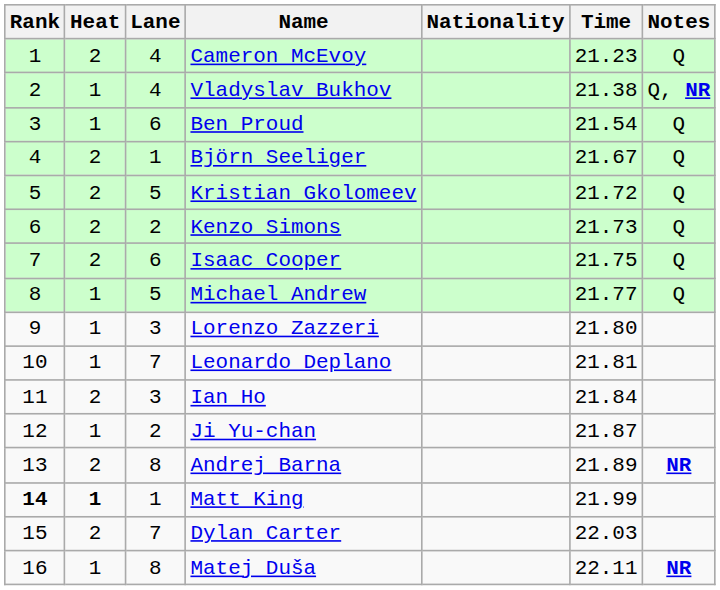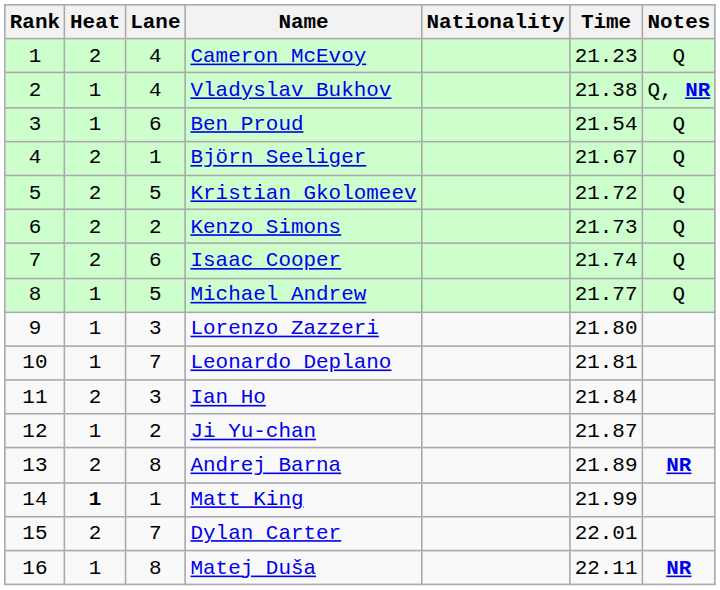(606, 261) 21.75 -> (606, 261) 21.74
(35, 499) bold -> (35, 499) normal
(606, 534) 22.03 -> (606, 534) 22.01
